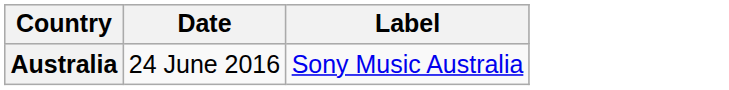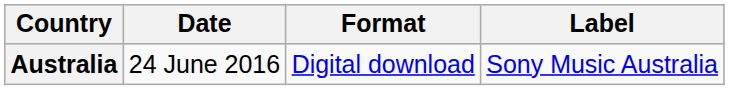+ column: (383, 24)
